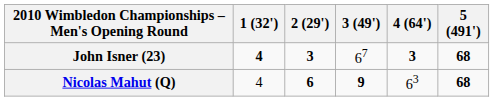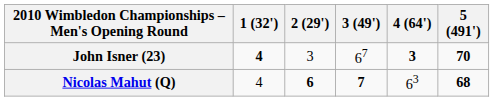(310, 56) bold -> (310, 56) normal
(463, 56) 68 -> (463, 56) 70
(361, 82) 9 -> (361, 82) 7
